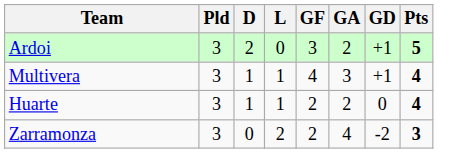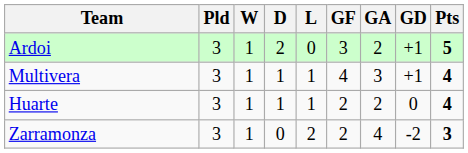+ column: (249, 18)
